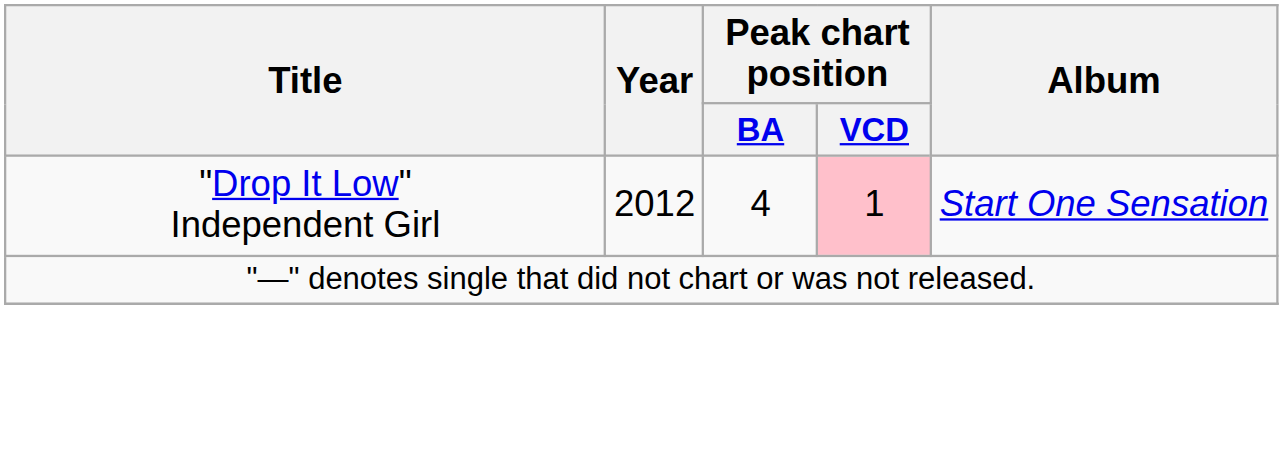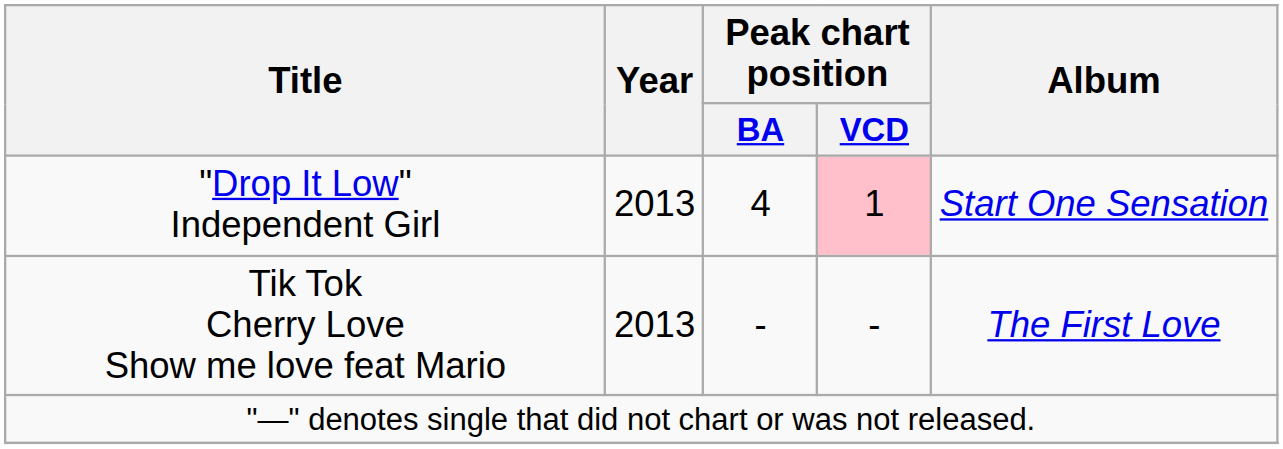(655, 204) 2012 -> (655, 204) 2013
+ row: (305, 324)
